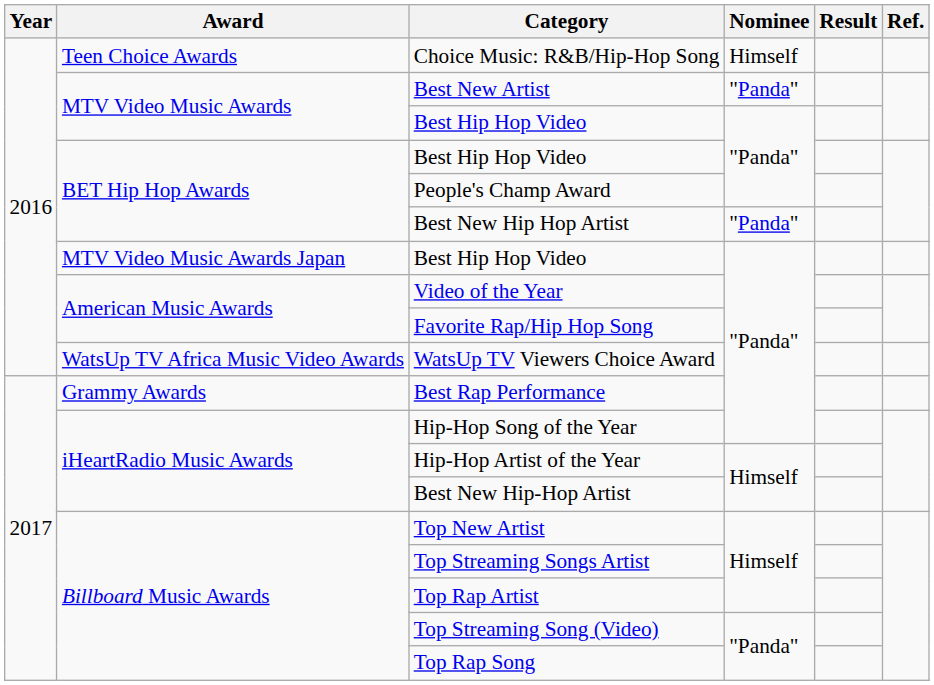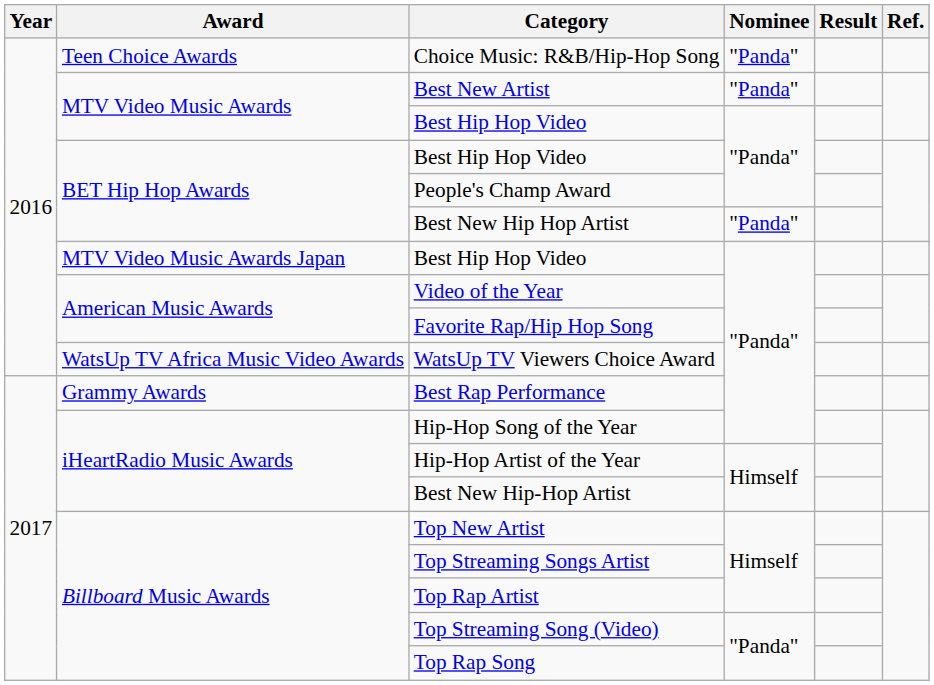(763, 55) Himself -> (764, 55) "Panda"
